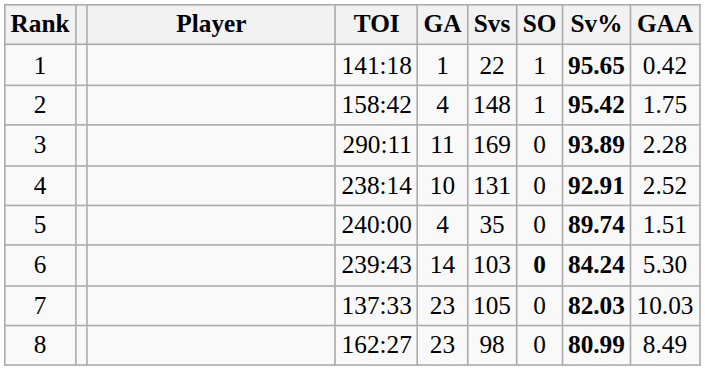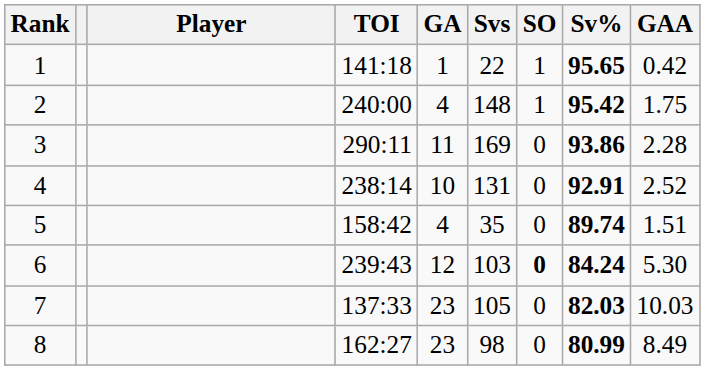(377, 104) 158:42 -> (377, 104) 240:00
(596, 144) 93.89 -> (596, 144) 93.86
(377, 225) 240:00 -> (377, 225) 158:42
(442, 265) 14 -> (442, 265) 12
